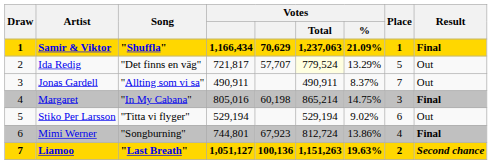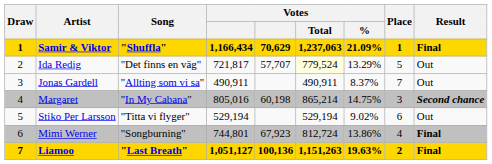(429, 99) Final -> (451, 99) Second chance
(451, 151) Second chance -> (429, 151) Final
